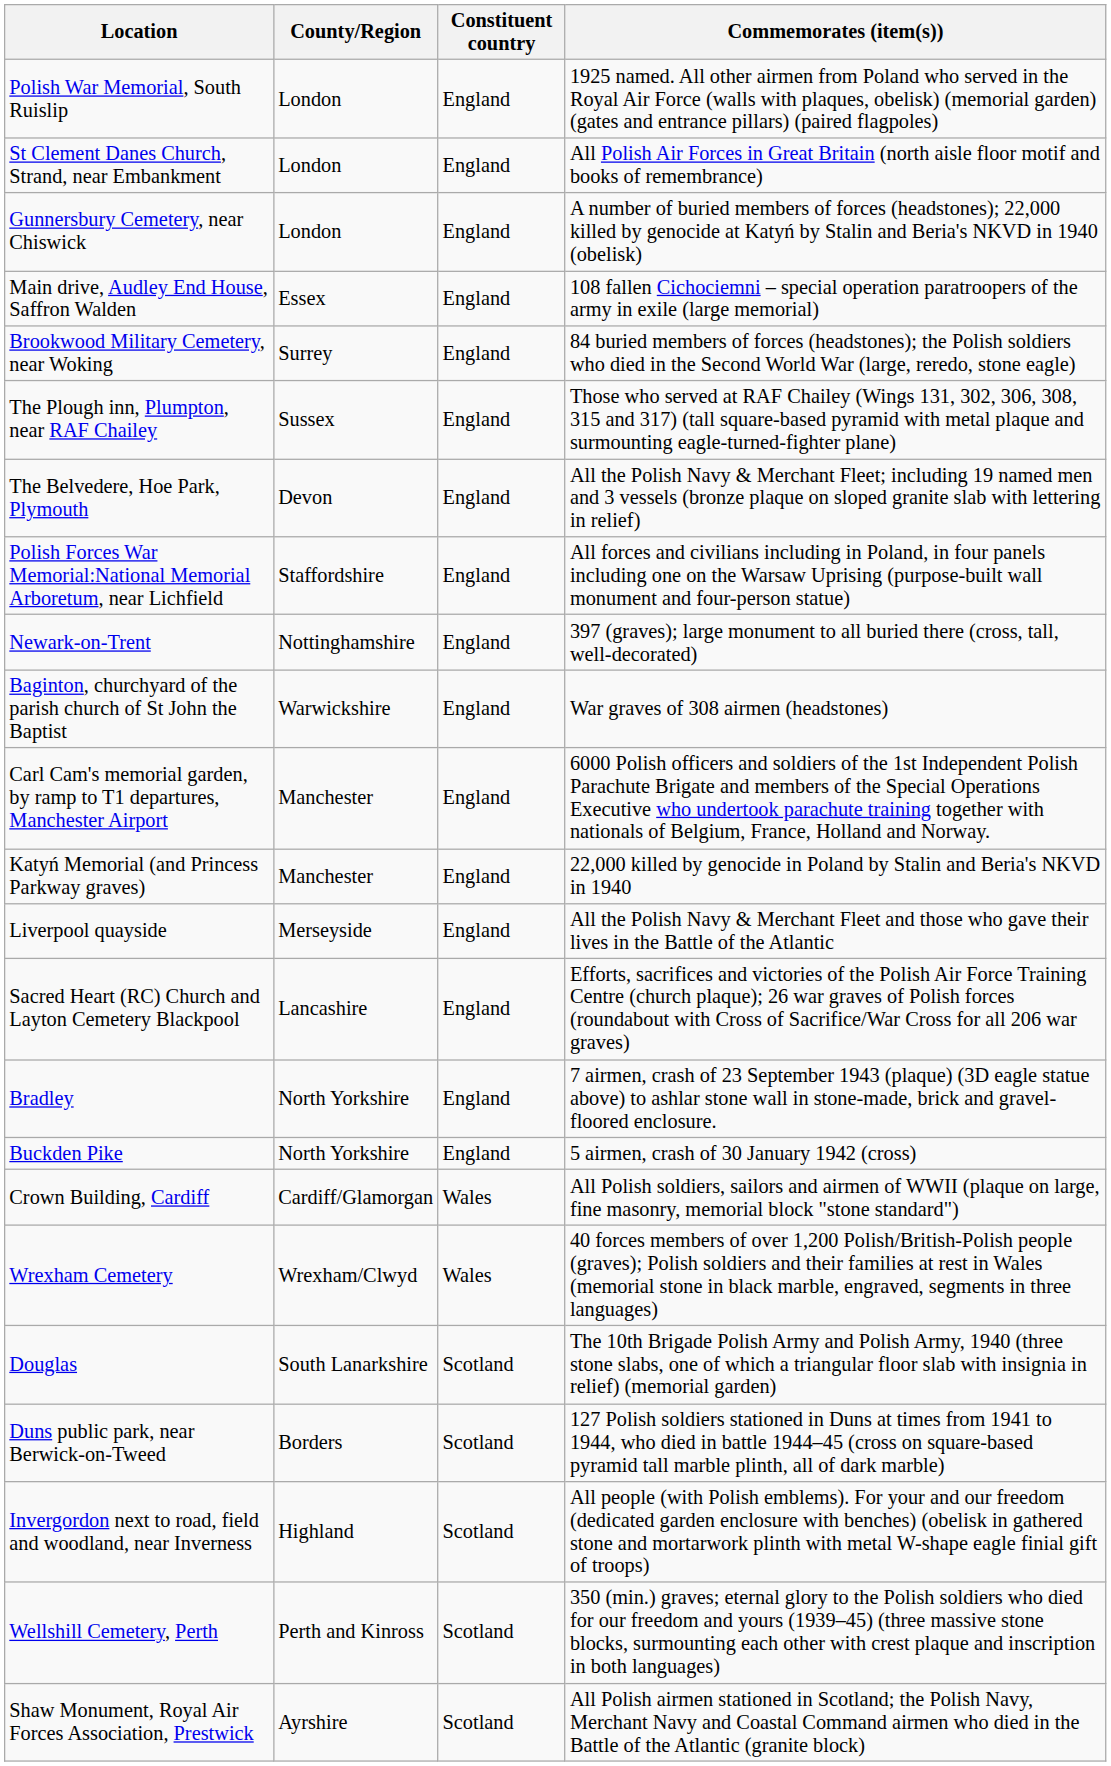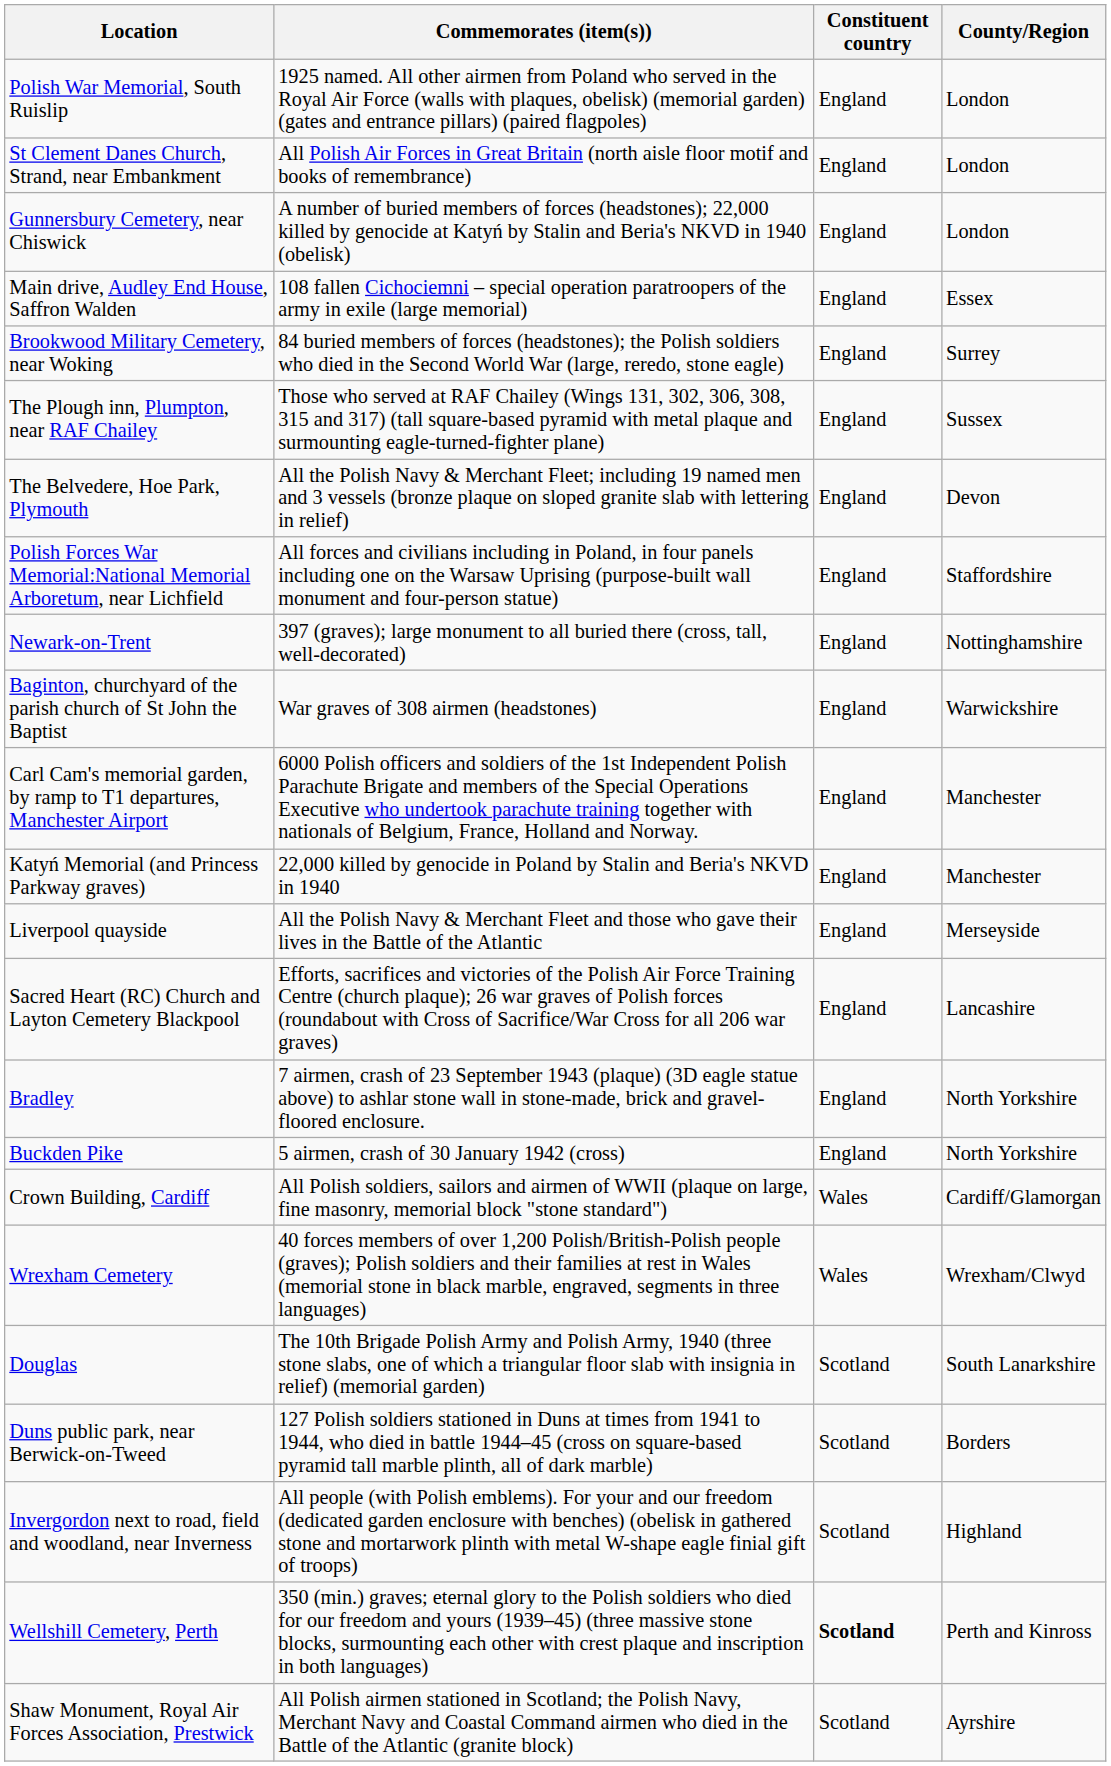columns swapped: (356, 32) <-> (835, 32)
(478, 1632) normal -> (856, 1632) bold
